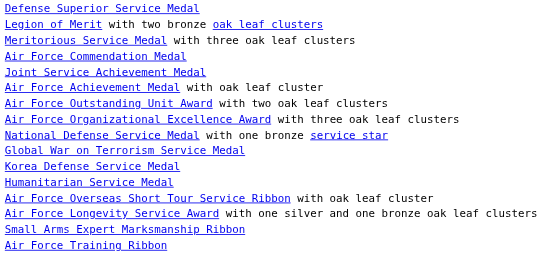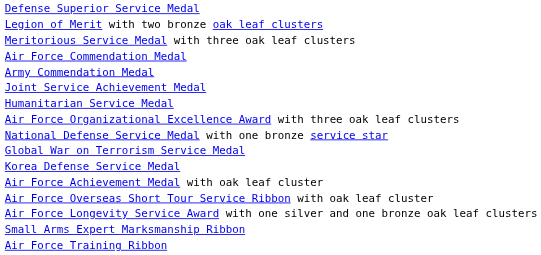+ row: (80, 72)
rows swapped: (164, 88) <-> (89, 182)
- row: (196, 103)
